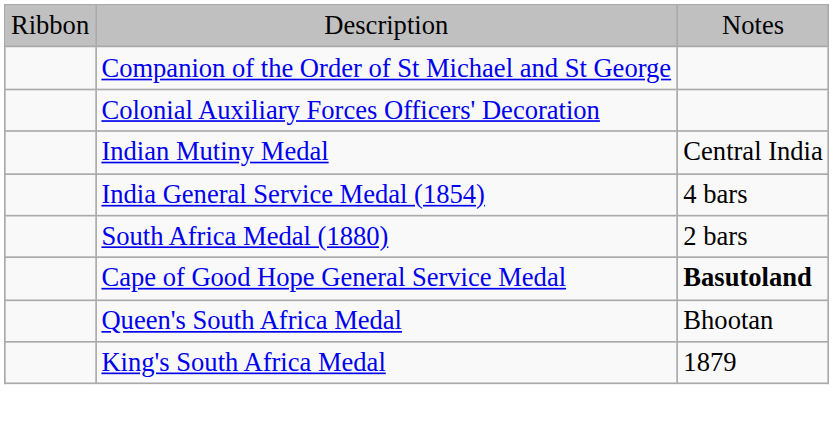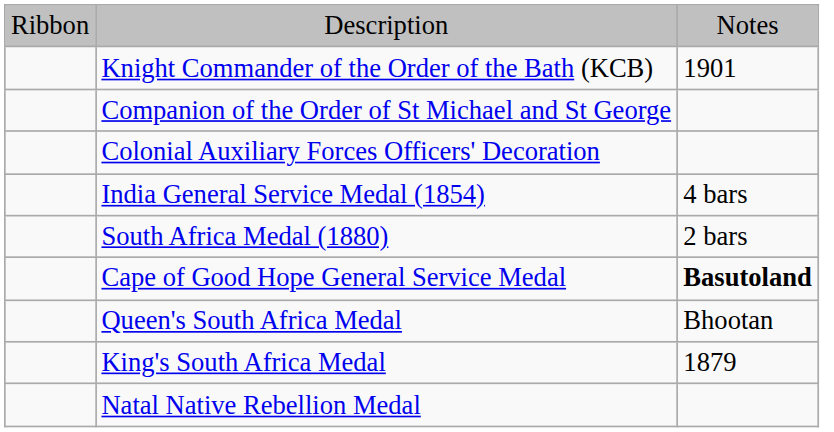+ row: (377, 67)
- row: (215, 151)
+ row: (261, 404)
